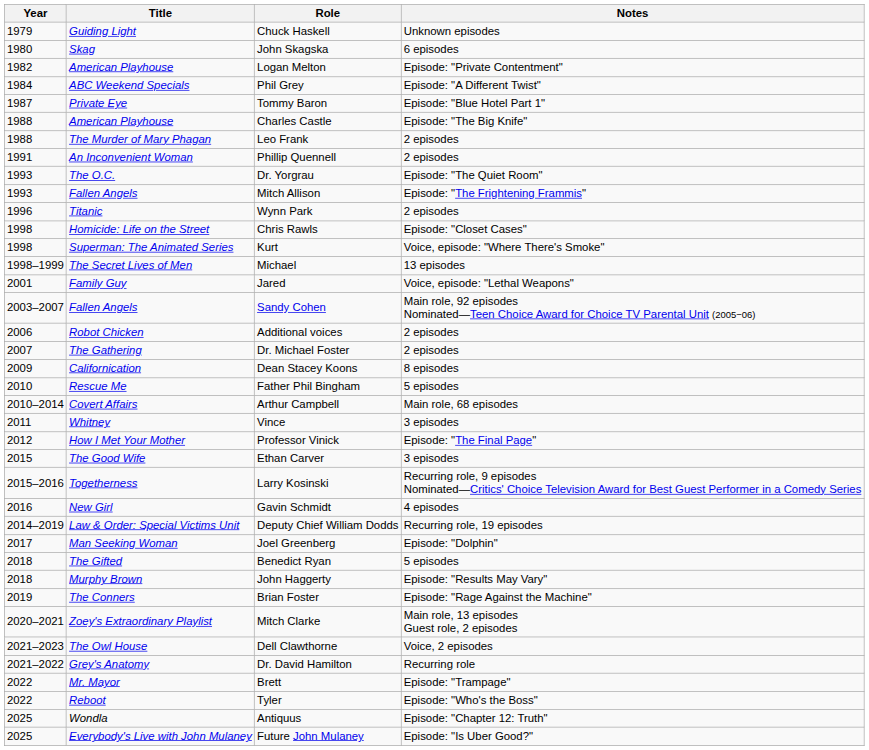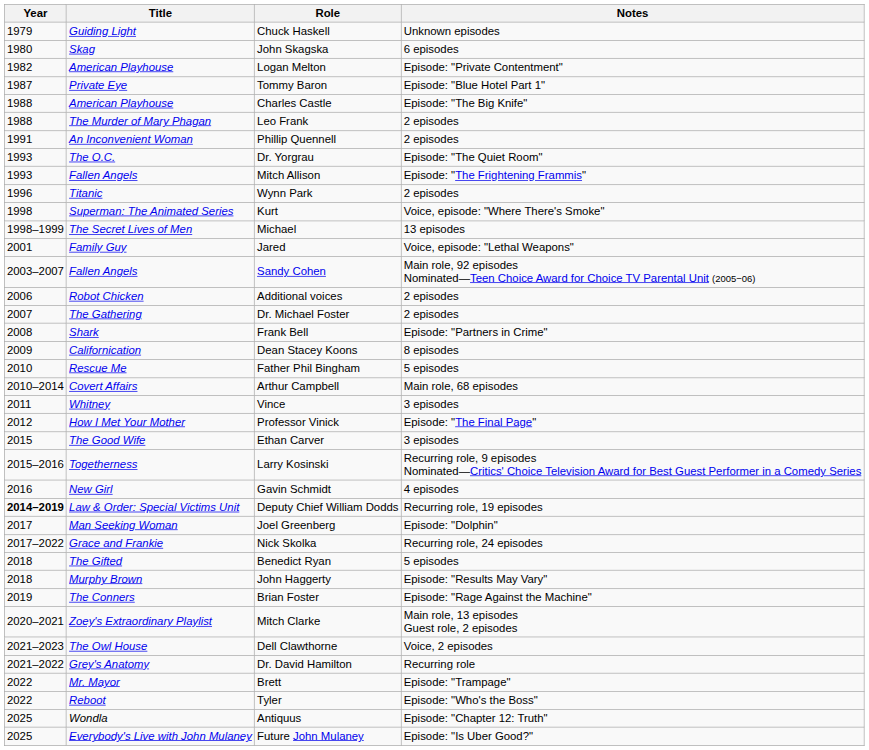- row: (280, 85)
- row: (287, 229)
+ row: (283, 332)
(35, 525) normal -> (35, 507) bold
+ row: (287, 543)
